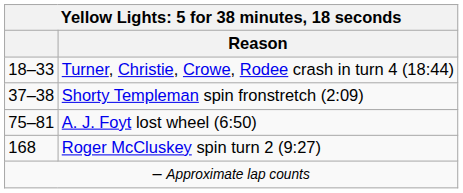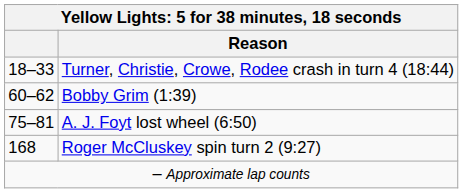- row: (213, 95)
+ row: (129, 95)
